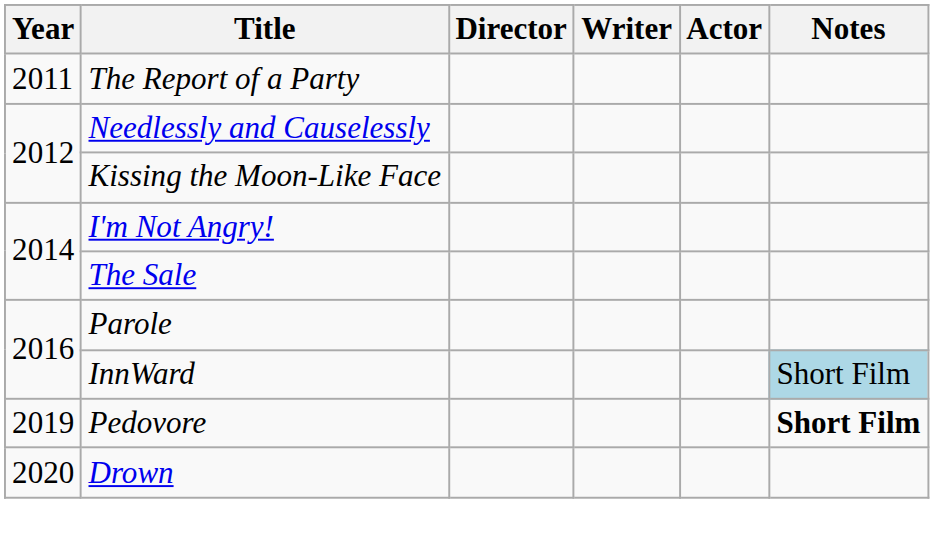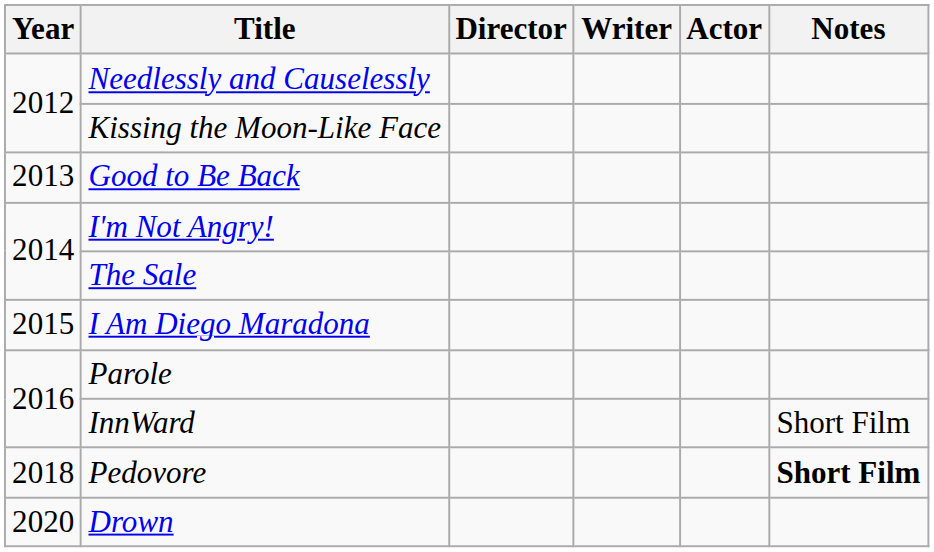- row: (224, 78)
+ row: (194, 176)
+ row: (229, 324)
(843, 373) lightblue background -> (843, 422) no background
(43, 422) 2019 -> (43, 472) 2018
